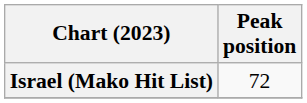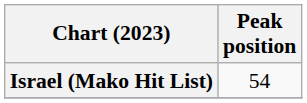(260, 80) 72 -> (260, 80) 54
